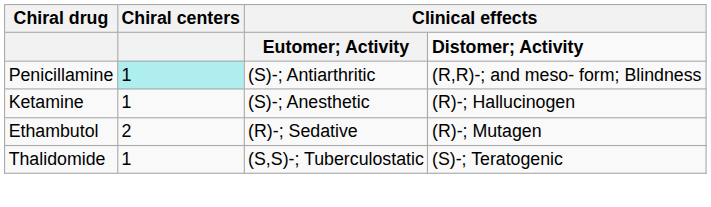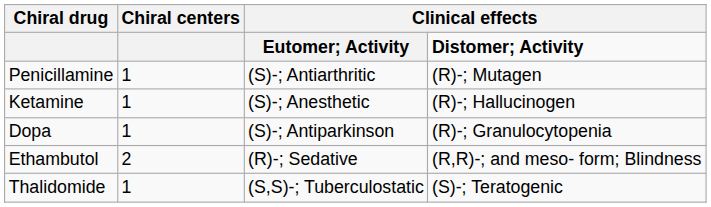(126, 74) paleturquoise background -> (126, 74) no background
(567, 74) (R,R)-; and meso- form; Blindness -> (487, 74) (R)-; Mutagen
+ row: (30, 131)
(487, 131) (R)-; Mutagen -> (567, 159) (R,R)-; and meso- form; Blindness
